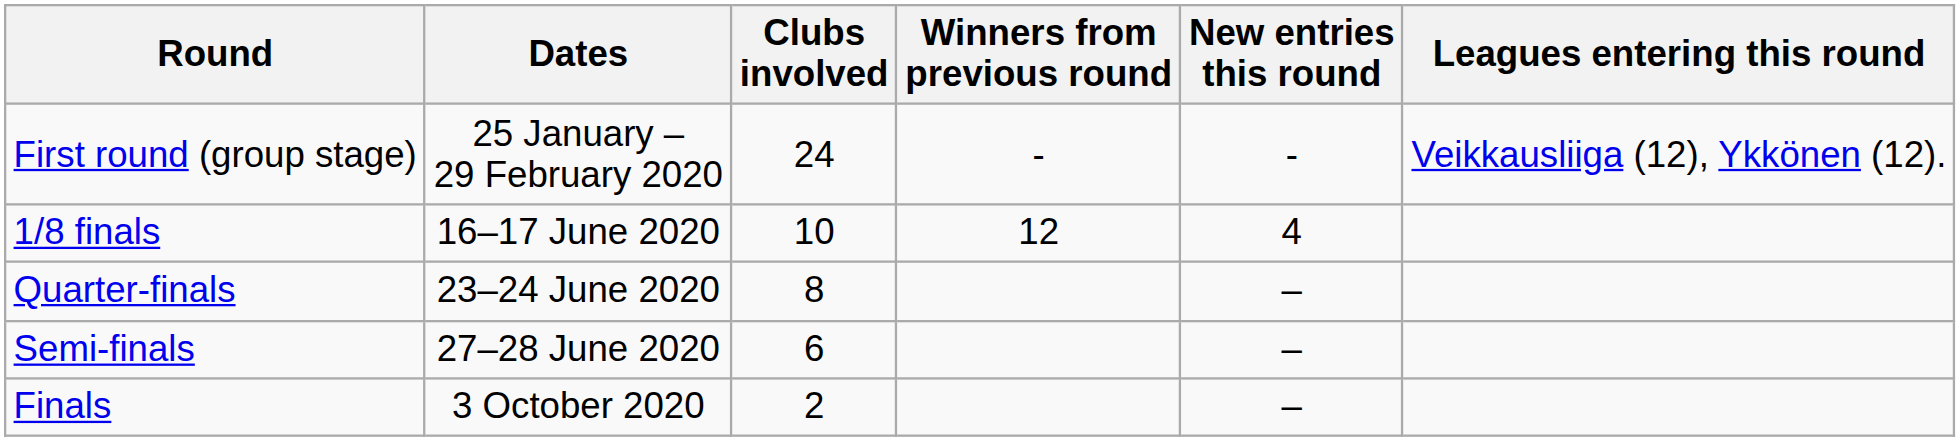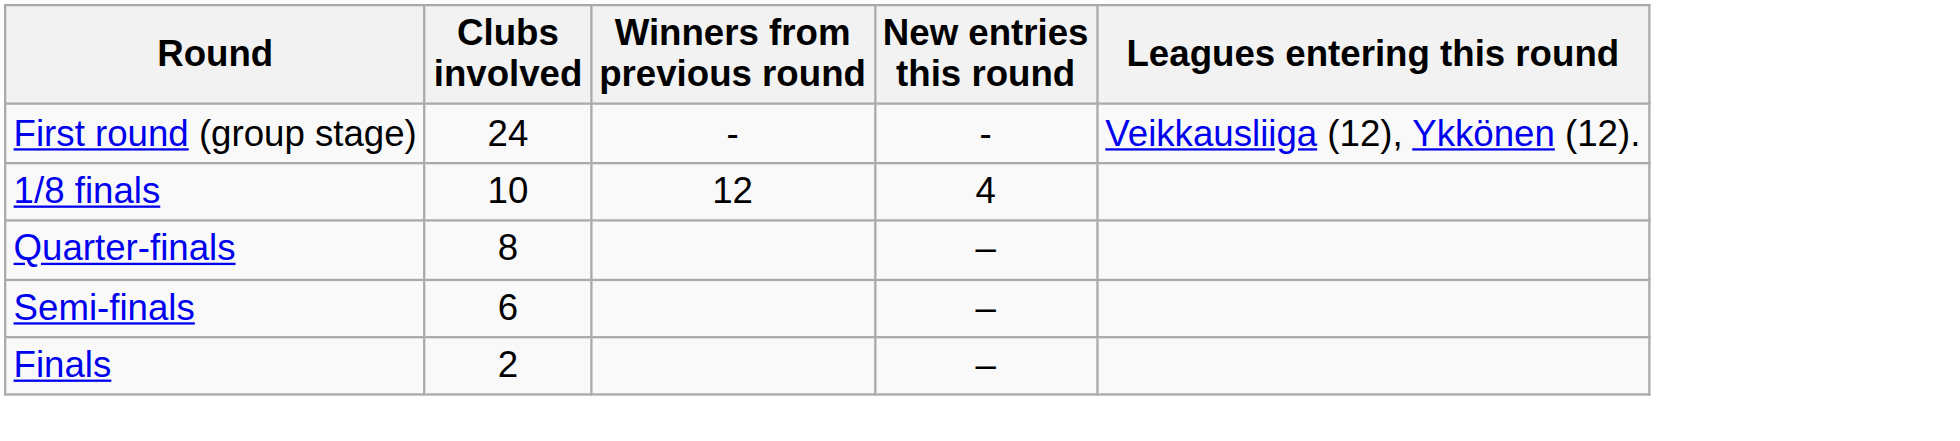- column: (578, 54)
